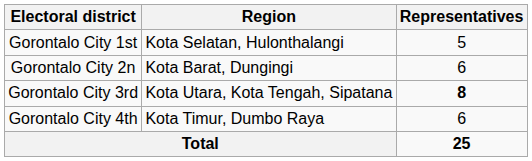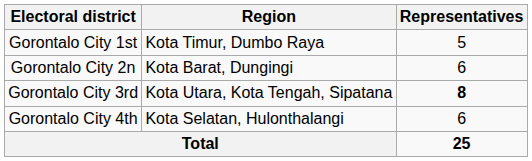(245, 42) Kota Selatan, Hulonthalangi -> (235, 42) Kota Timur, Dumbo Raya
(235, 118) Kota Timur, Dumbo Raya -> (245, 118) Kota Selatan, Hulonthalangi
